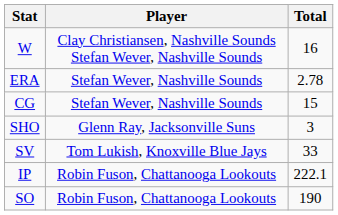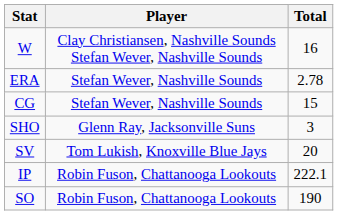(310, 151) 33 -> (310, 151) 20
